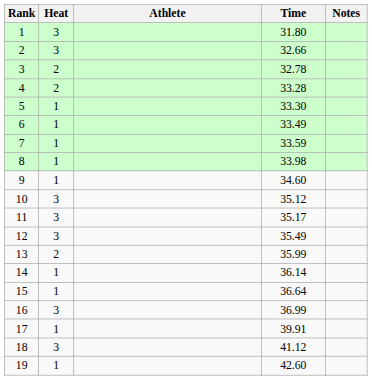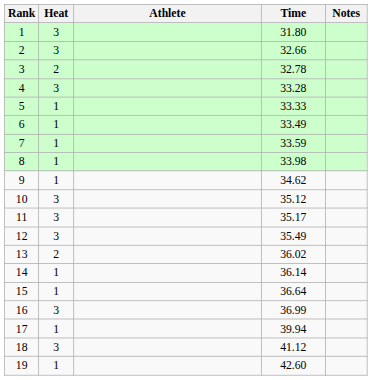(56, 87) 2 -> (56, 87) 3
(293, 106) 33.30 -> (293, 106) 33.33
(293, 180) 34.60 -> (293, 180) 34.62
(293, 254) 35.99 -> (293, 254) 36.02
(293, 328) 39.91 -> (293, 328) 39.94
